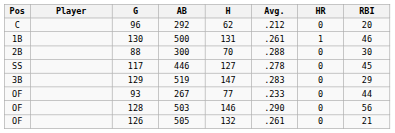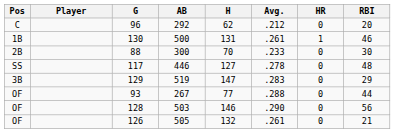(274, 53) .288 -> (274, 53) .233
(367, 66) 45 -> (367, 66) 48
(274, 94) .233 -> (274, 94) .288
